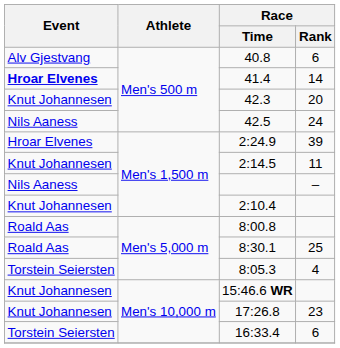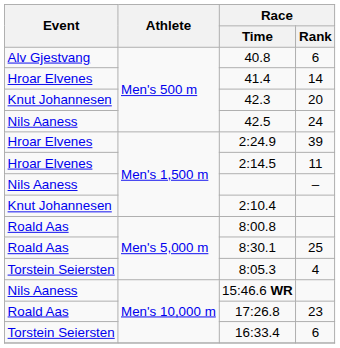(53, 79) bold -> (50, 79) normal
(60, 164) Knut Johannesen -> (50, 164) Hroar Elvenes
(60, 290) Knut Johannesen -> (43, 290) Nils Aaness
(60, 312) Knut Johannesen -> (38, 312) Roald Aas
